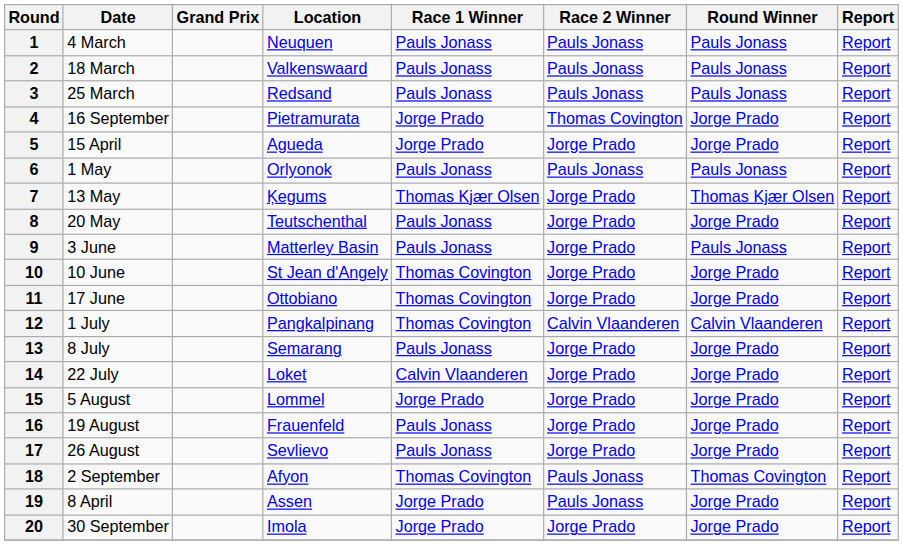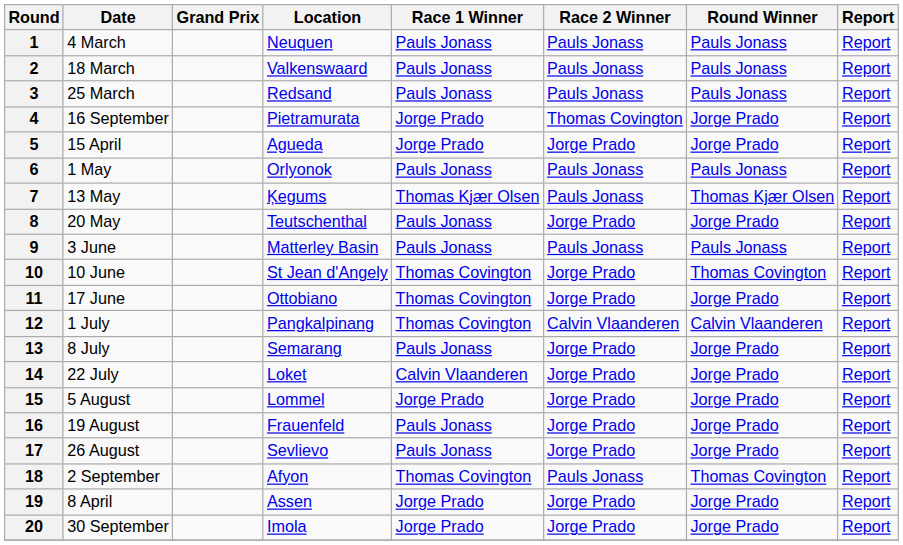(591, 196) Jorge Prado -> (595, 196) Pauls Jonass
(591, 247) Jorge Prado -> (595, 247) Pauls Jonass
(735, 272) Jorge Prado -> (758, 272) Thomas Covington
(595, 502) Pauls Jonass -> (591, 502) Jorge Prado
